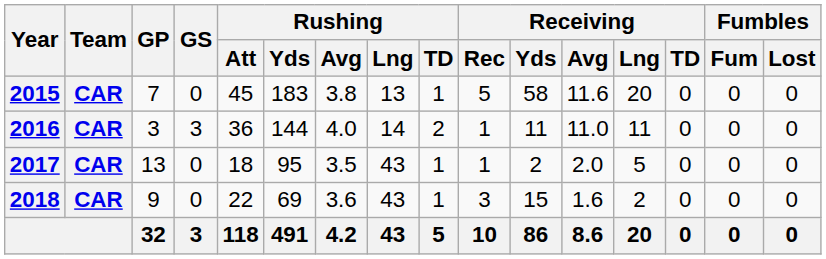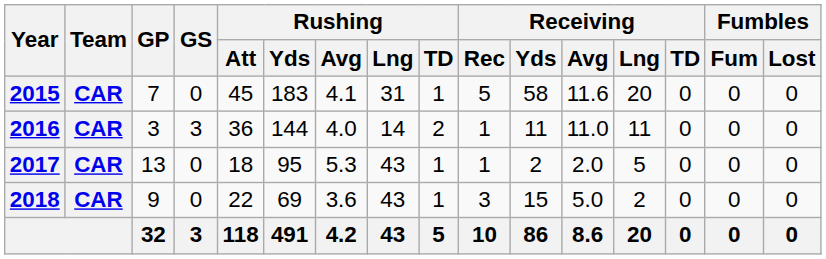(341, 93) 3.8 -> (341, 93) 4.1
(393, 93) 13 -> (393, 93) 31
(341, 164) 3.5 -> (341, 164) 5.3
(588, 199) 1.6 -> (588, 199) 5.0
